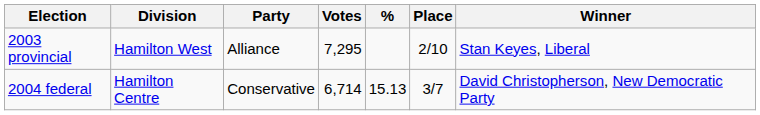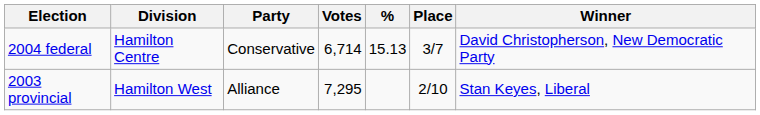rows swapped: (40, 48) <-> (50, 89)
